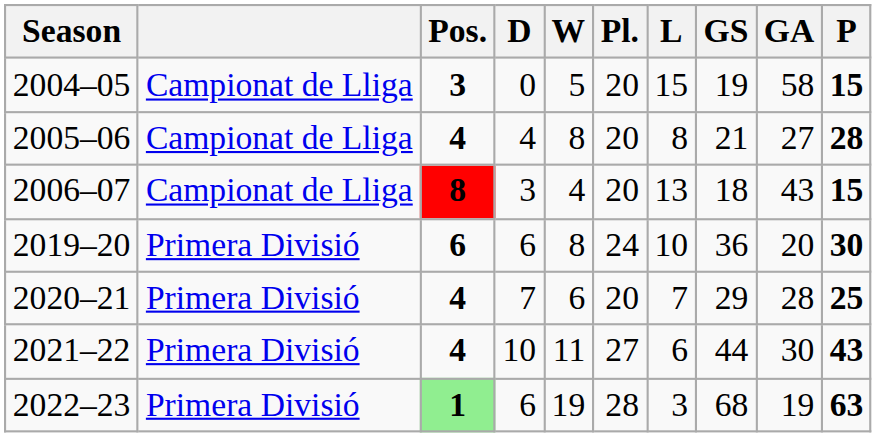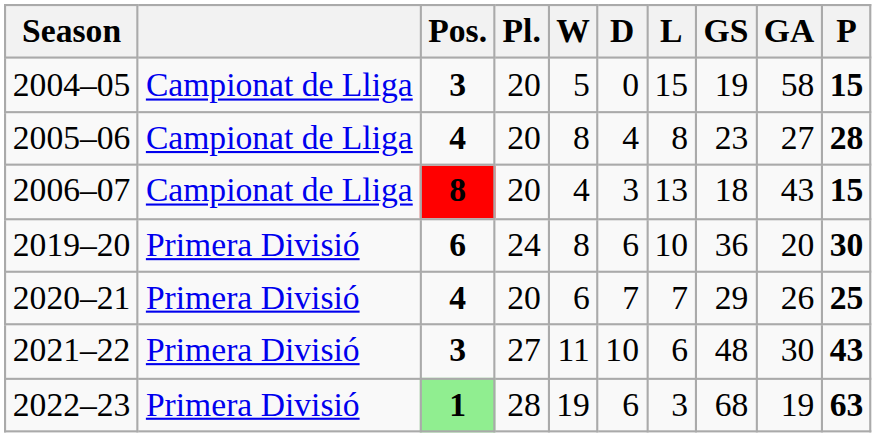columns swapped: (620, 31) <-> (519, 31)
(732, 137) 21 -> (732, 137) 23
(797, 297) 28 -> (797, 297) 26
(458, 350) 4 -> (458, 350) 3
(732, 350) 44 -> (732, 350) 48
